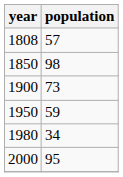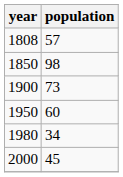(52, 111) 59 -> (52, 111) 60
(52, 159) 95 -> (52, 159) 45
